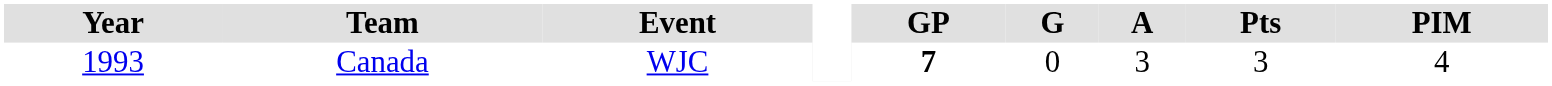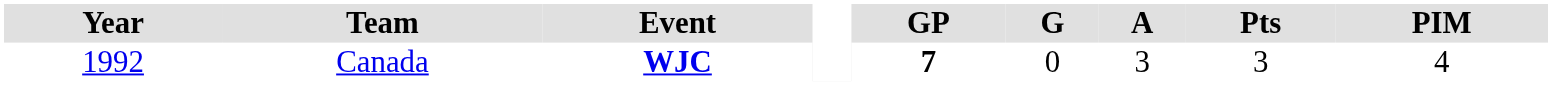(113, 61) 1993 -> (113, 61) 1992
(678, 61) normal -> (678, 61) bold
